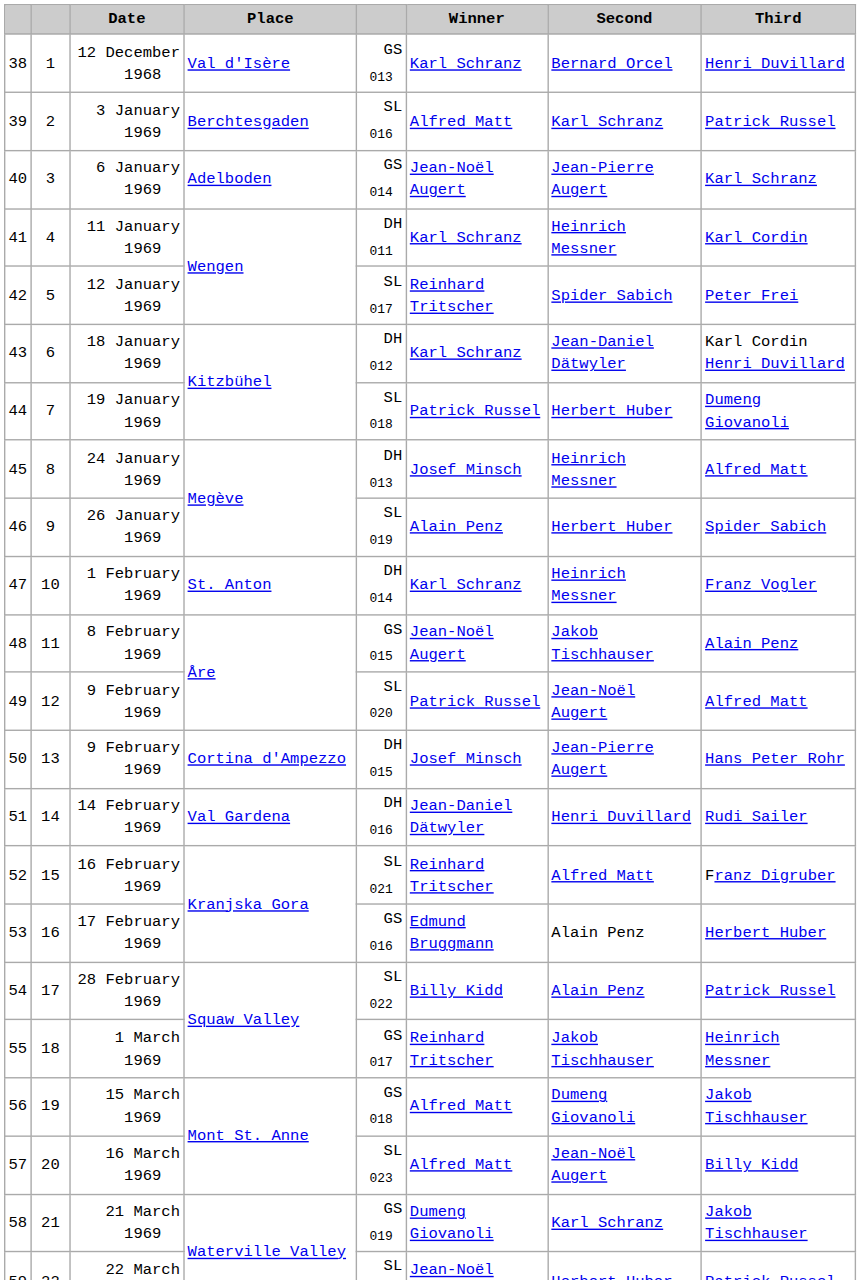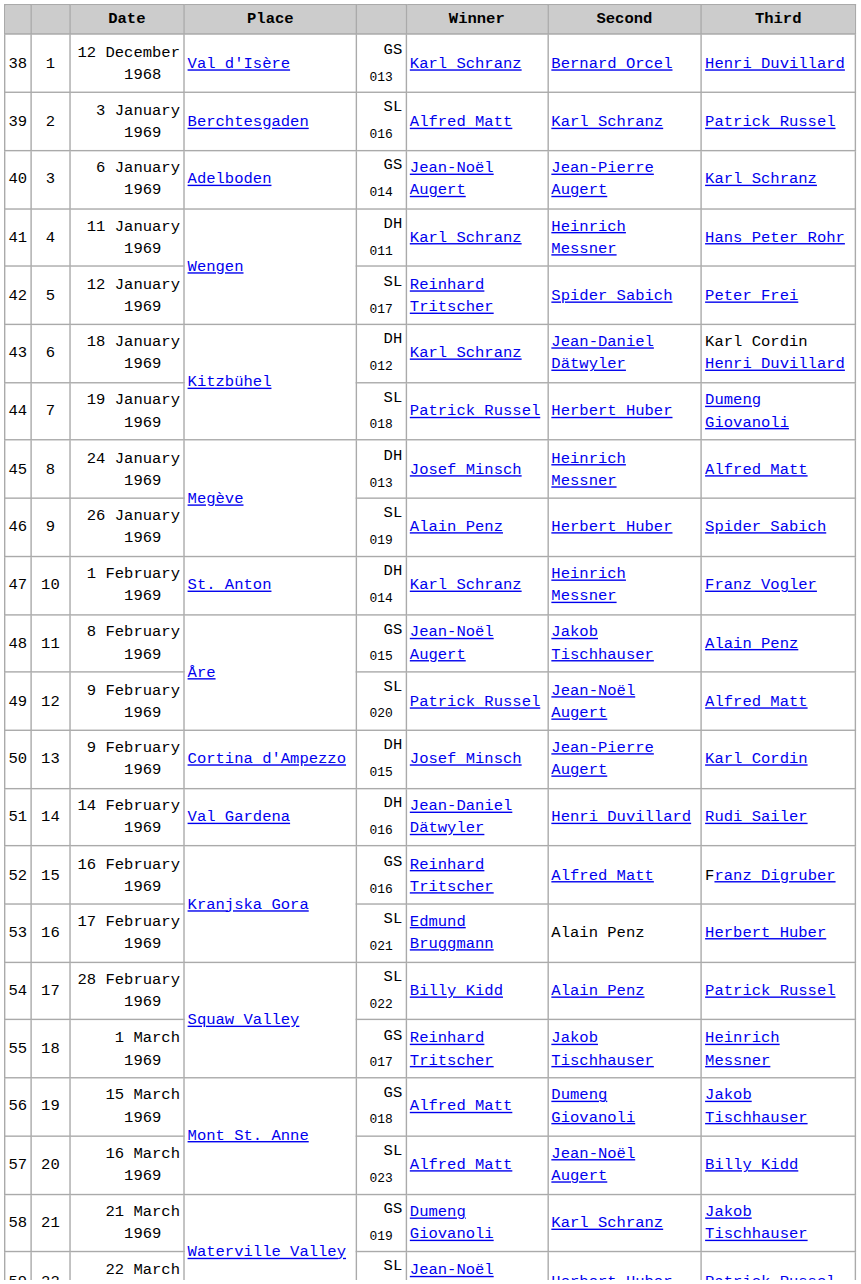(756, 238) Karl Cordin -> (775, 238) Hans Peter Rohr
(775, 759) Hans Peter Rohr -> (756, 759) Karl Cordin
(386, 875) SL 021 -> (386, 875) GS 016
(386, 933) GS 016 -> (386, 933) SL 021
